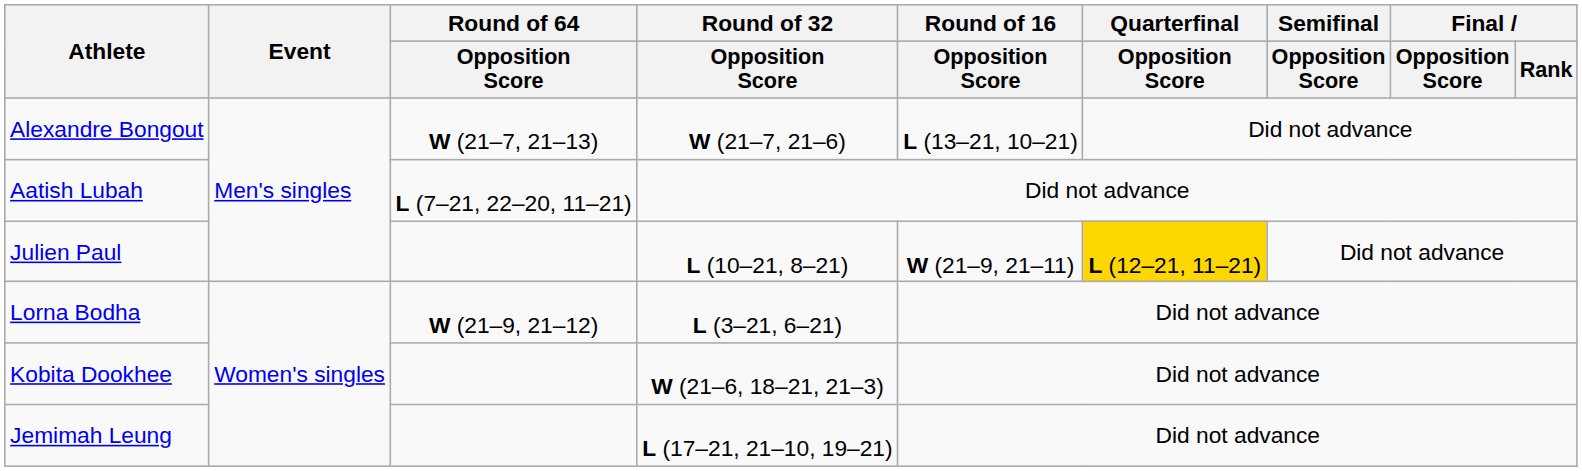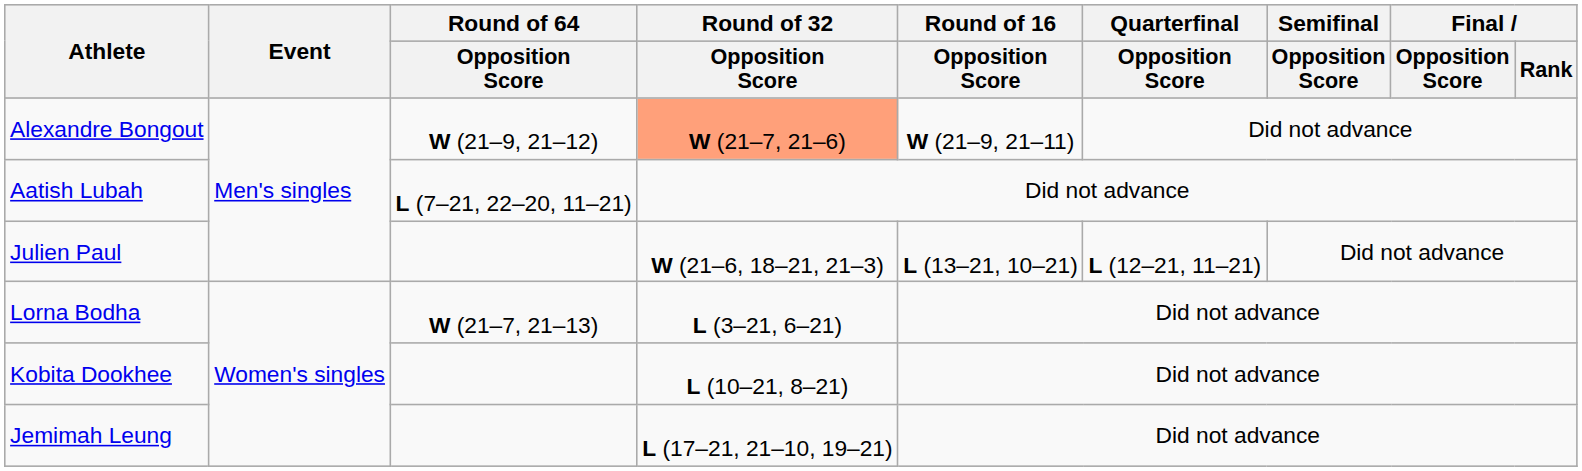(514, 142) W (21–7, 21–13) -> (514, 142) W (21–9, 21–12)
(767, 142) no background -> (767, 142) lightsalmon background
(991, 142) L (13–21, 10–21) -> (991, 142) W (21–9, 21–11)
(767, 264) L (10–21, 8–21) -> (767, 264) W (21–6, 18–21, 21–3)
(991, 264) W (21–9, 21–11) -> (991, 264) L (13–21, 10–21)
(1175, 264) gold background -> (1175, 264) no background
(514, 326) W (21–9, 21–12) -> (514, 326) W (21–7, 21–13)
(767, 387) W (21–6, 18–21, 21–3) -> (767, 387) L (10–21, 8–21)
